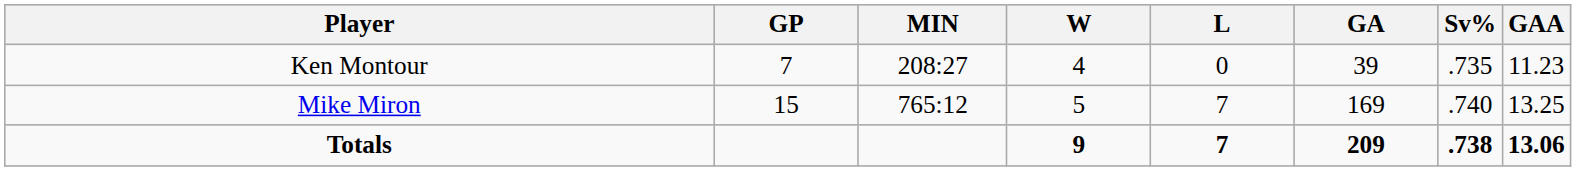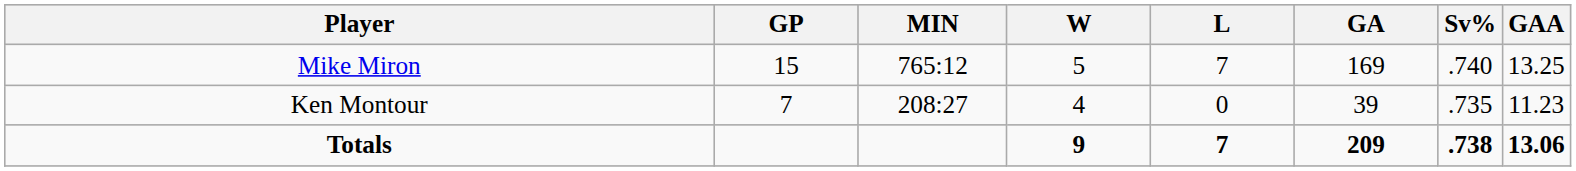rows swapped: (359, 104) <-> (359, 64)
